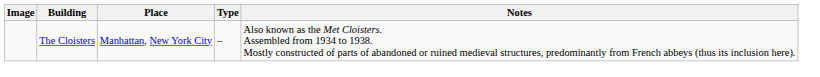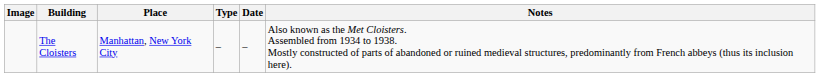+ column: (253, 12)
